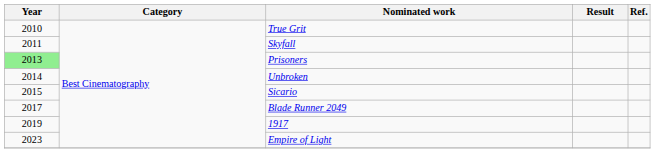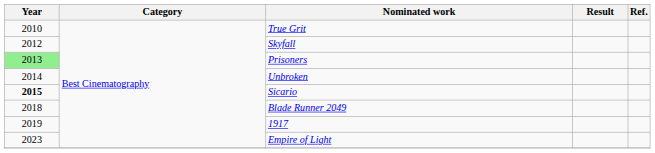(32, 44) 2011 -> (32, 44) 2012
(32, 92) normal -> (32, 92) bold
(32, 108) 2017 -> (32, 108) 2018
